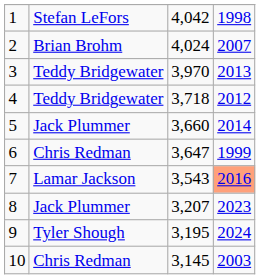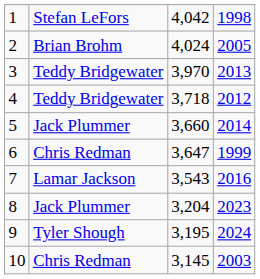(234, 44) 2007 -> (234, 44) 2005
(234, 179) lightsalmon background -> (234, 179) no background
(190, 206) 3,207 -> (190, 206) 3,204
